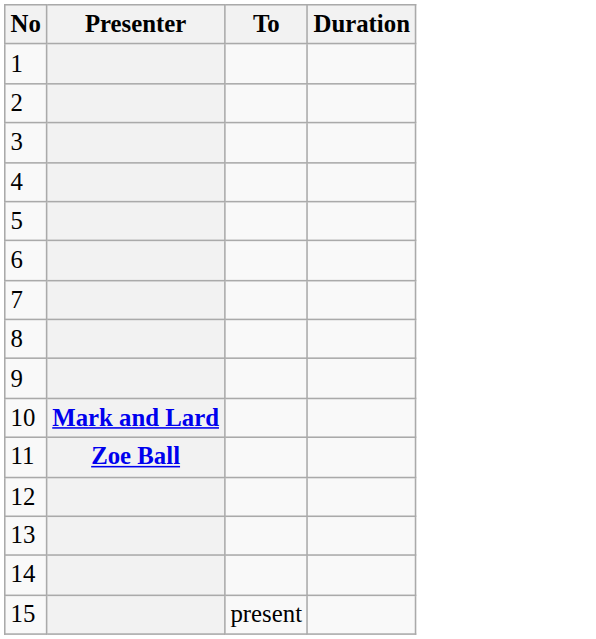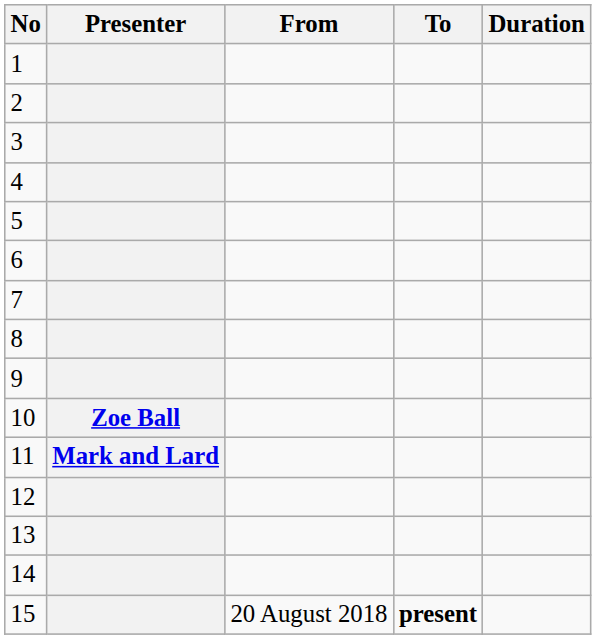+ column: (309, 24)
(136, 417) Mark and Lard -> (136, 417) Zoe Ball
(136, 456) Zoe Ball -> (136, 456) Mark and Lard
(266, 614) normal -> (438, 614) bold
